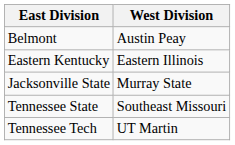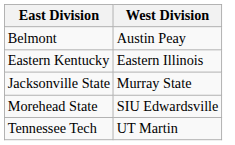+ row: (53, 106)
- row: (53, 106)
